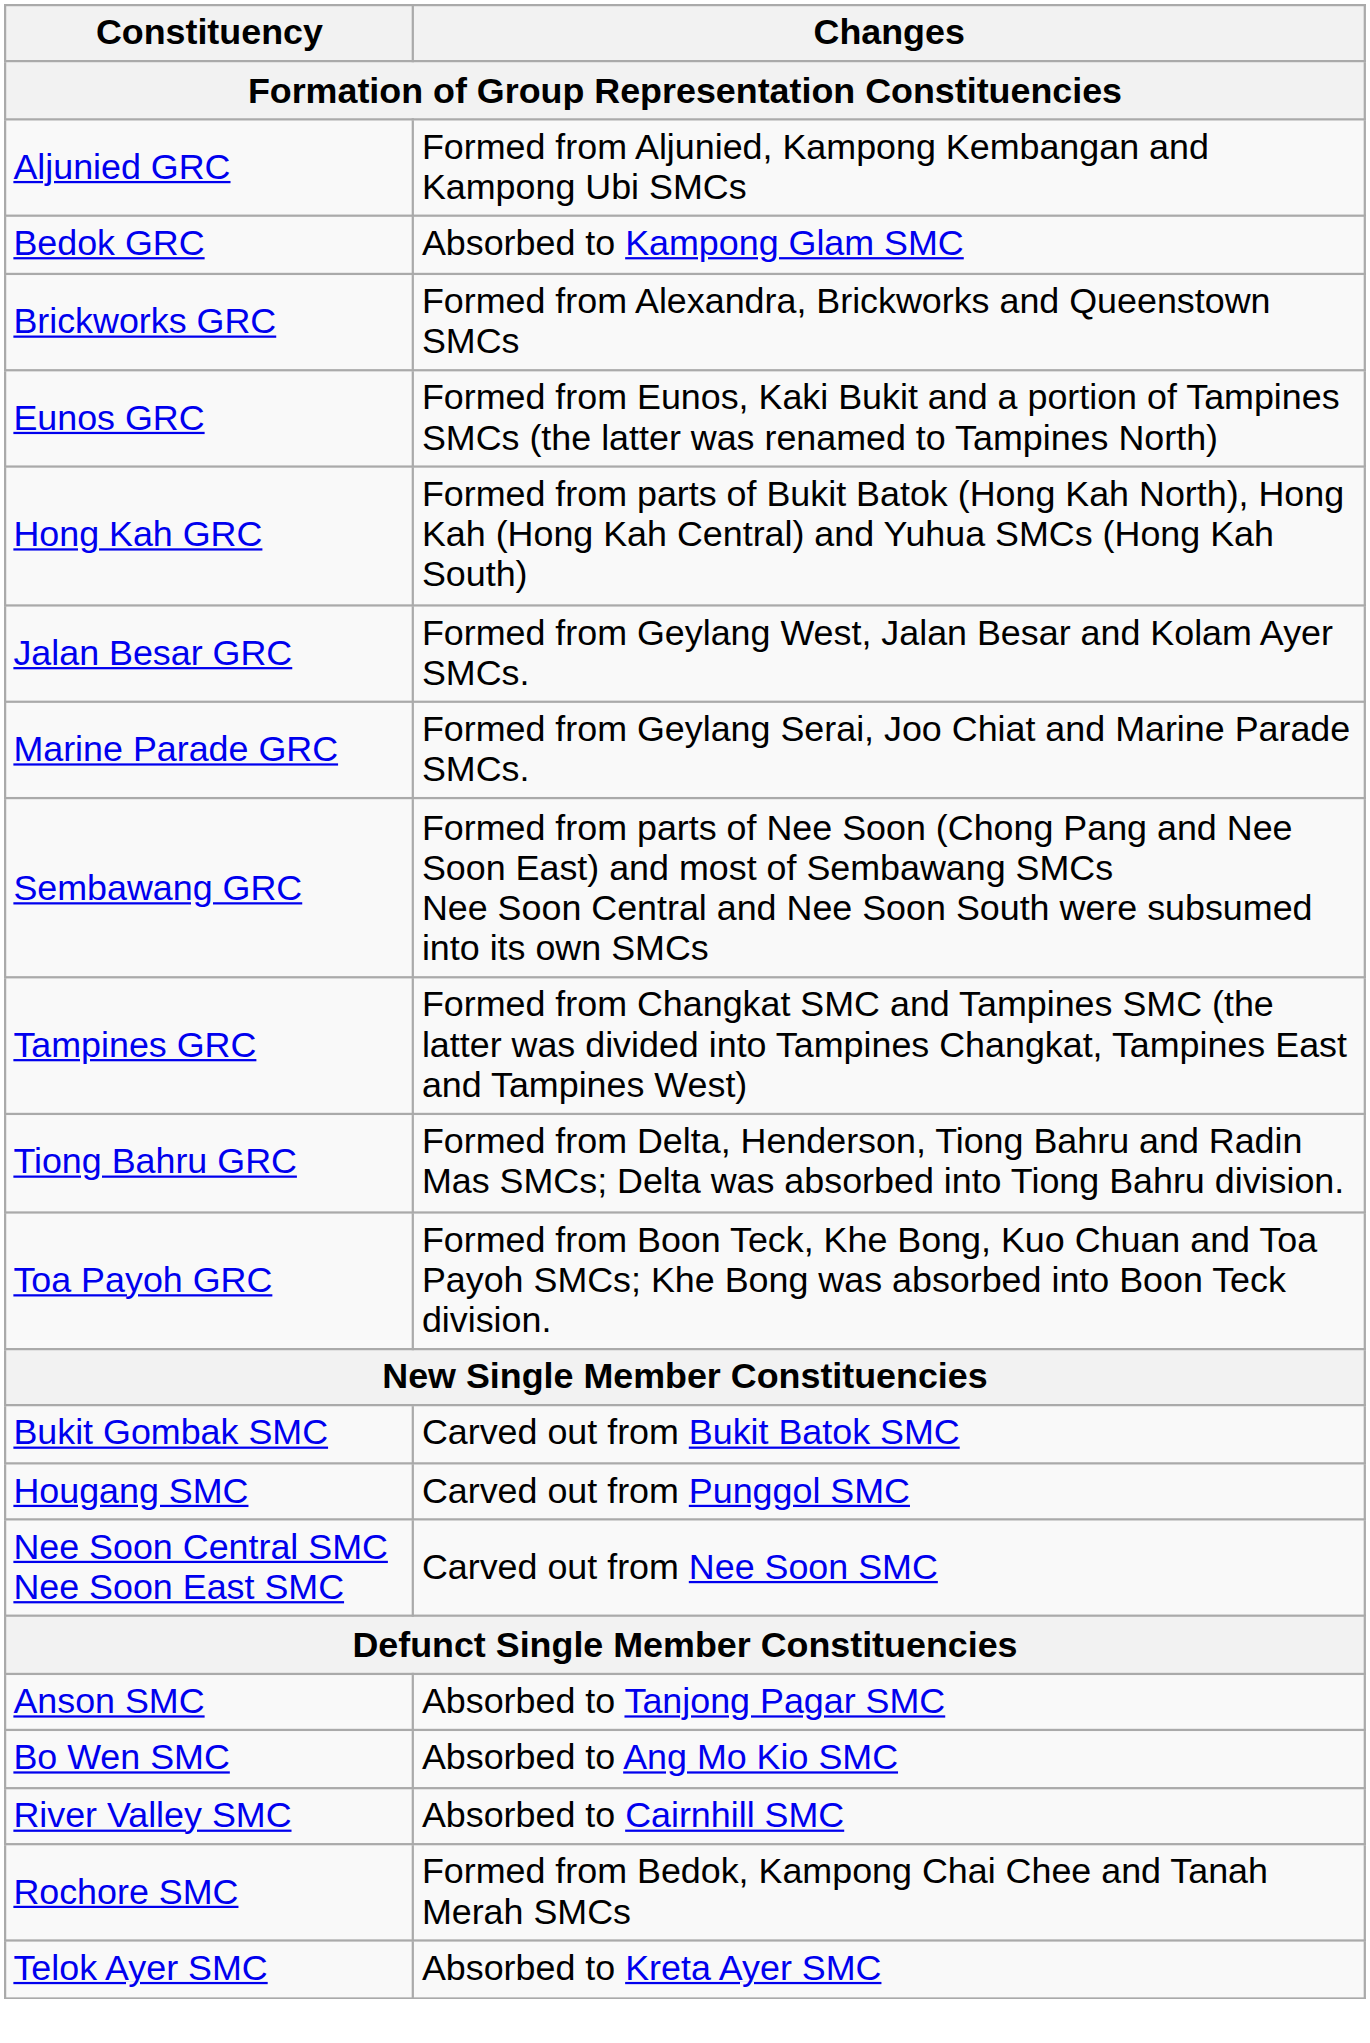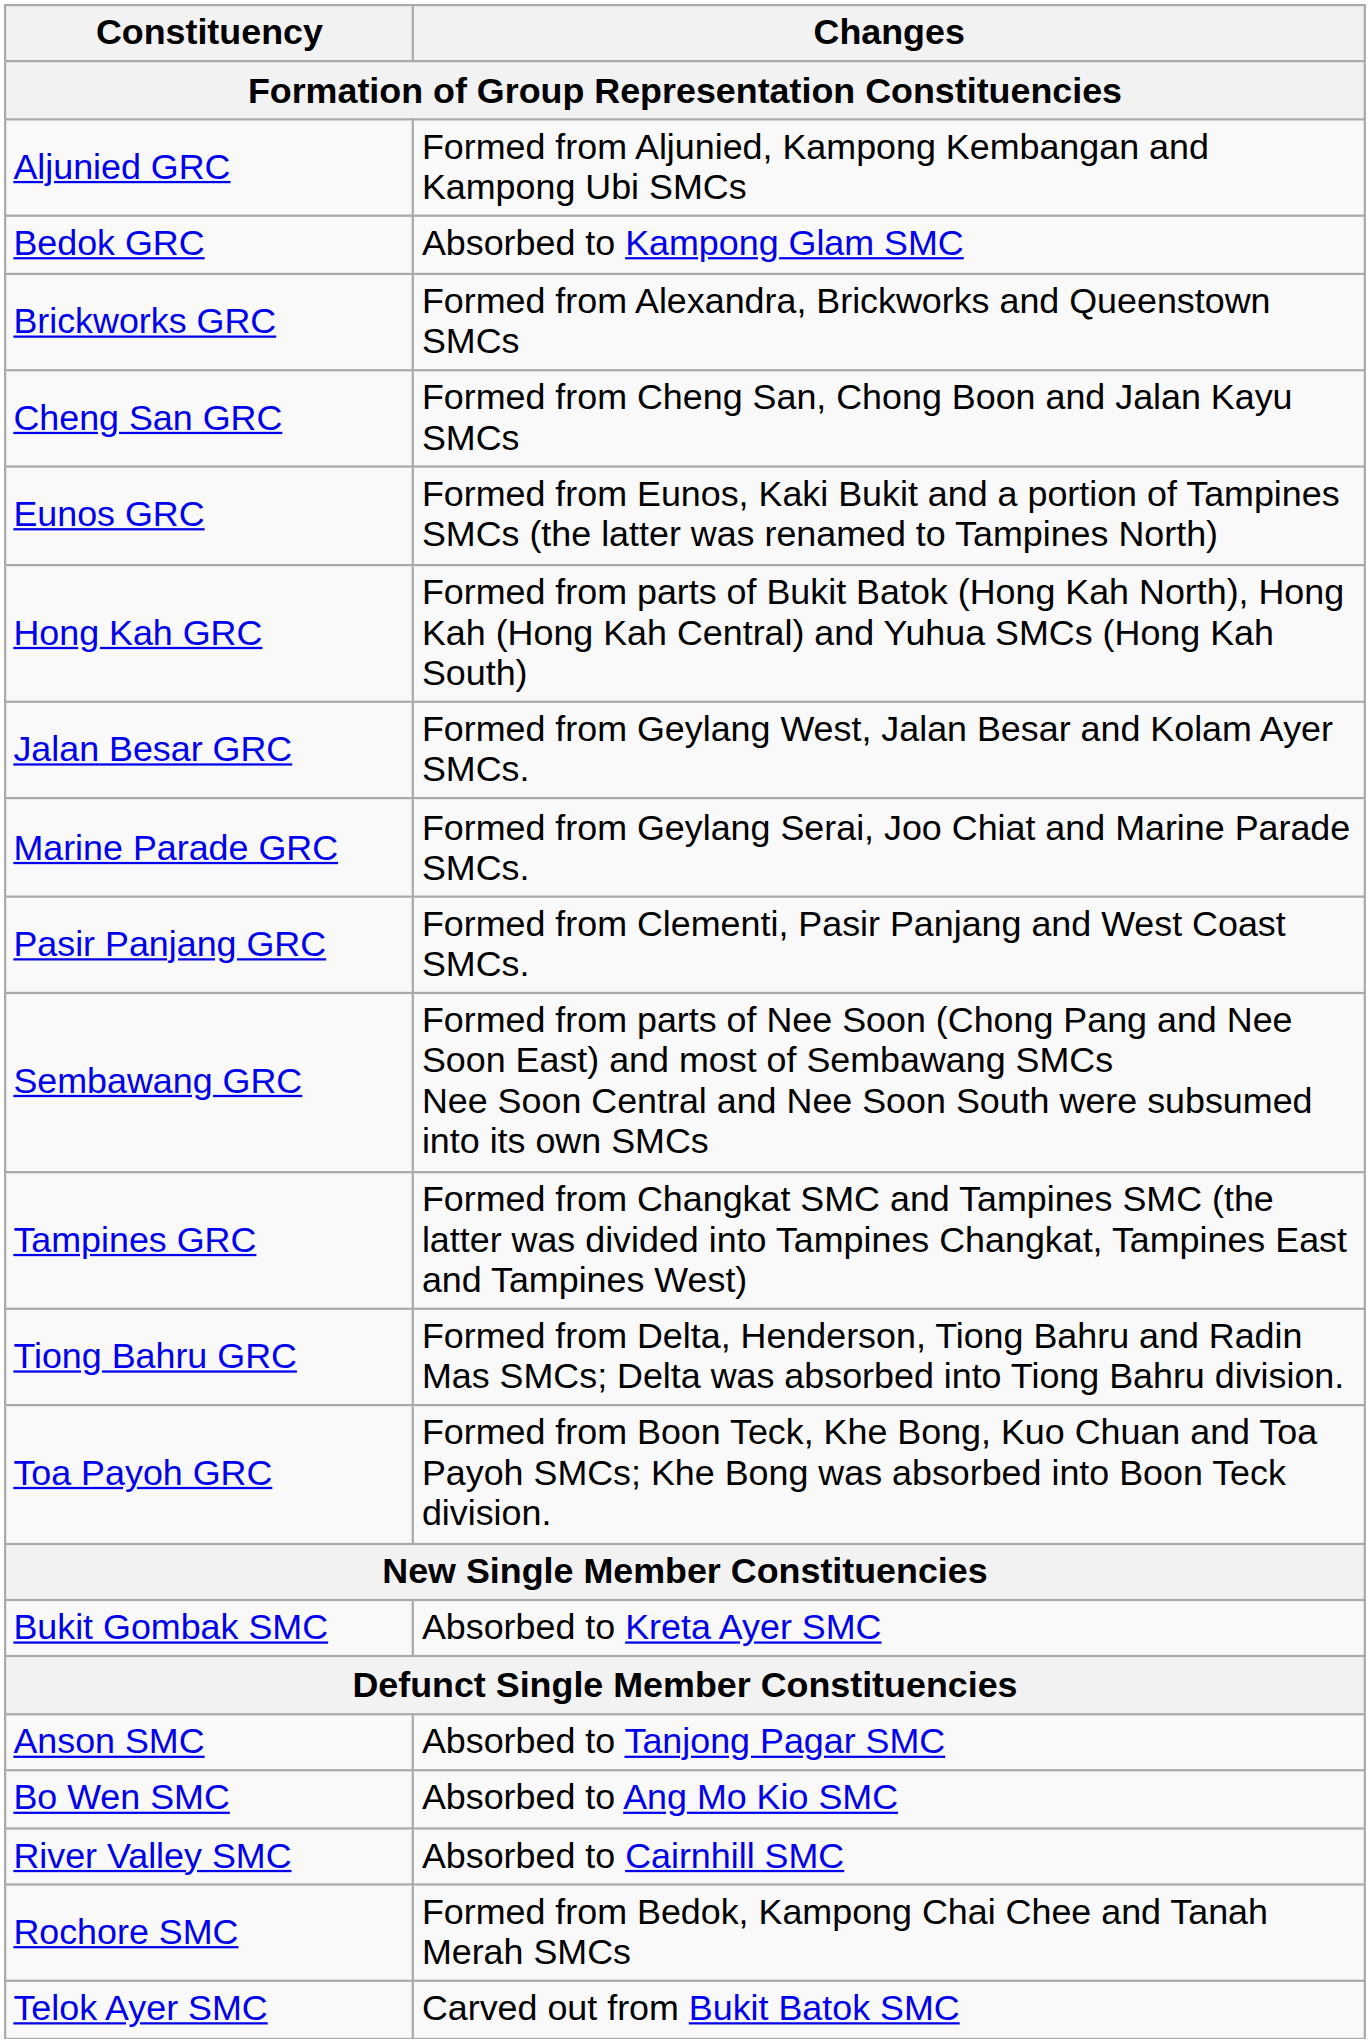+ row: (148, 417)
+ row: (170, 944)
(691, 1433) Carved out from Bukit Batok SMC -> (652, 1627) Absorbed to Kreta Ayer SMC
- row: (131, 1490)
- row: (201, 1567)
(652, 1968) Absorbed to Kreta Ayer SMC -> (691, 2009) Carved out from Bukit Batok SMC
